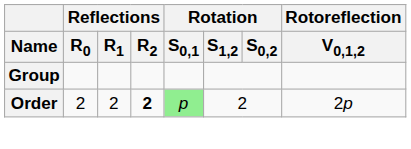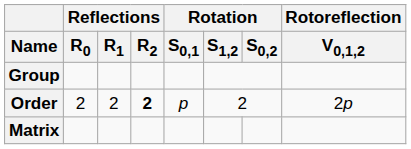(184, 102) lightgreen background -> (184, 102) no background
+ row: (34, 130)
